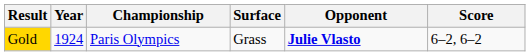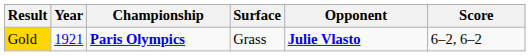(69, 39) 1924 -> (69, 39) 1921
(135, 39) normal -> (138, 39) bold
